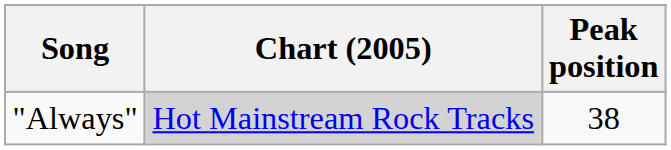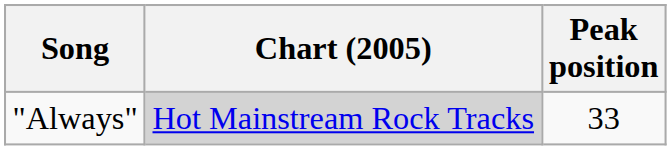(604, 117) 38 -> (604, 117) 33
